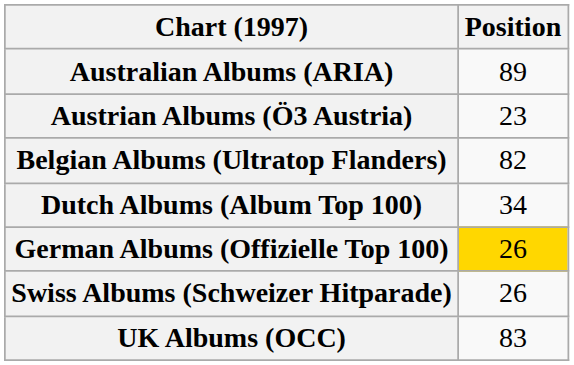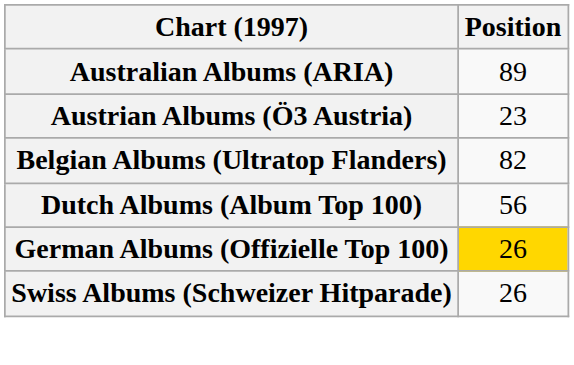(513, 204) 34 -> (513, 204) 56
- row: (232, 337)
